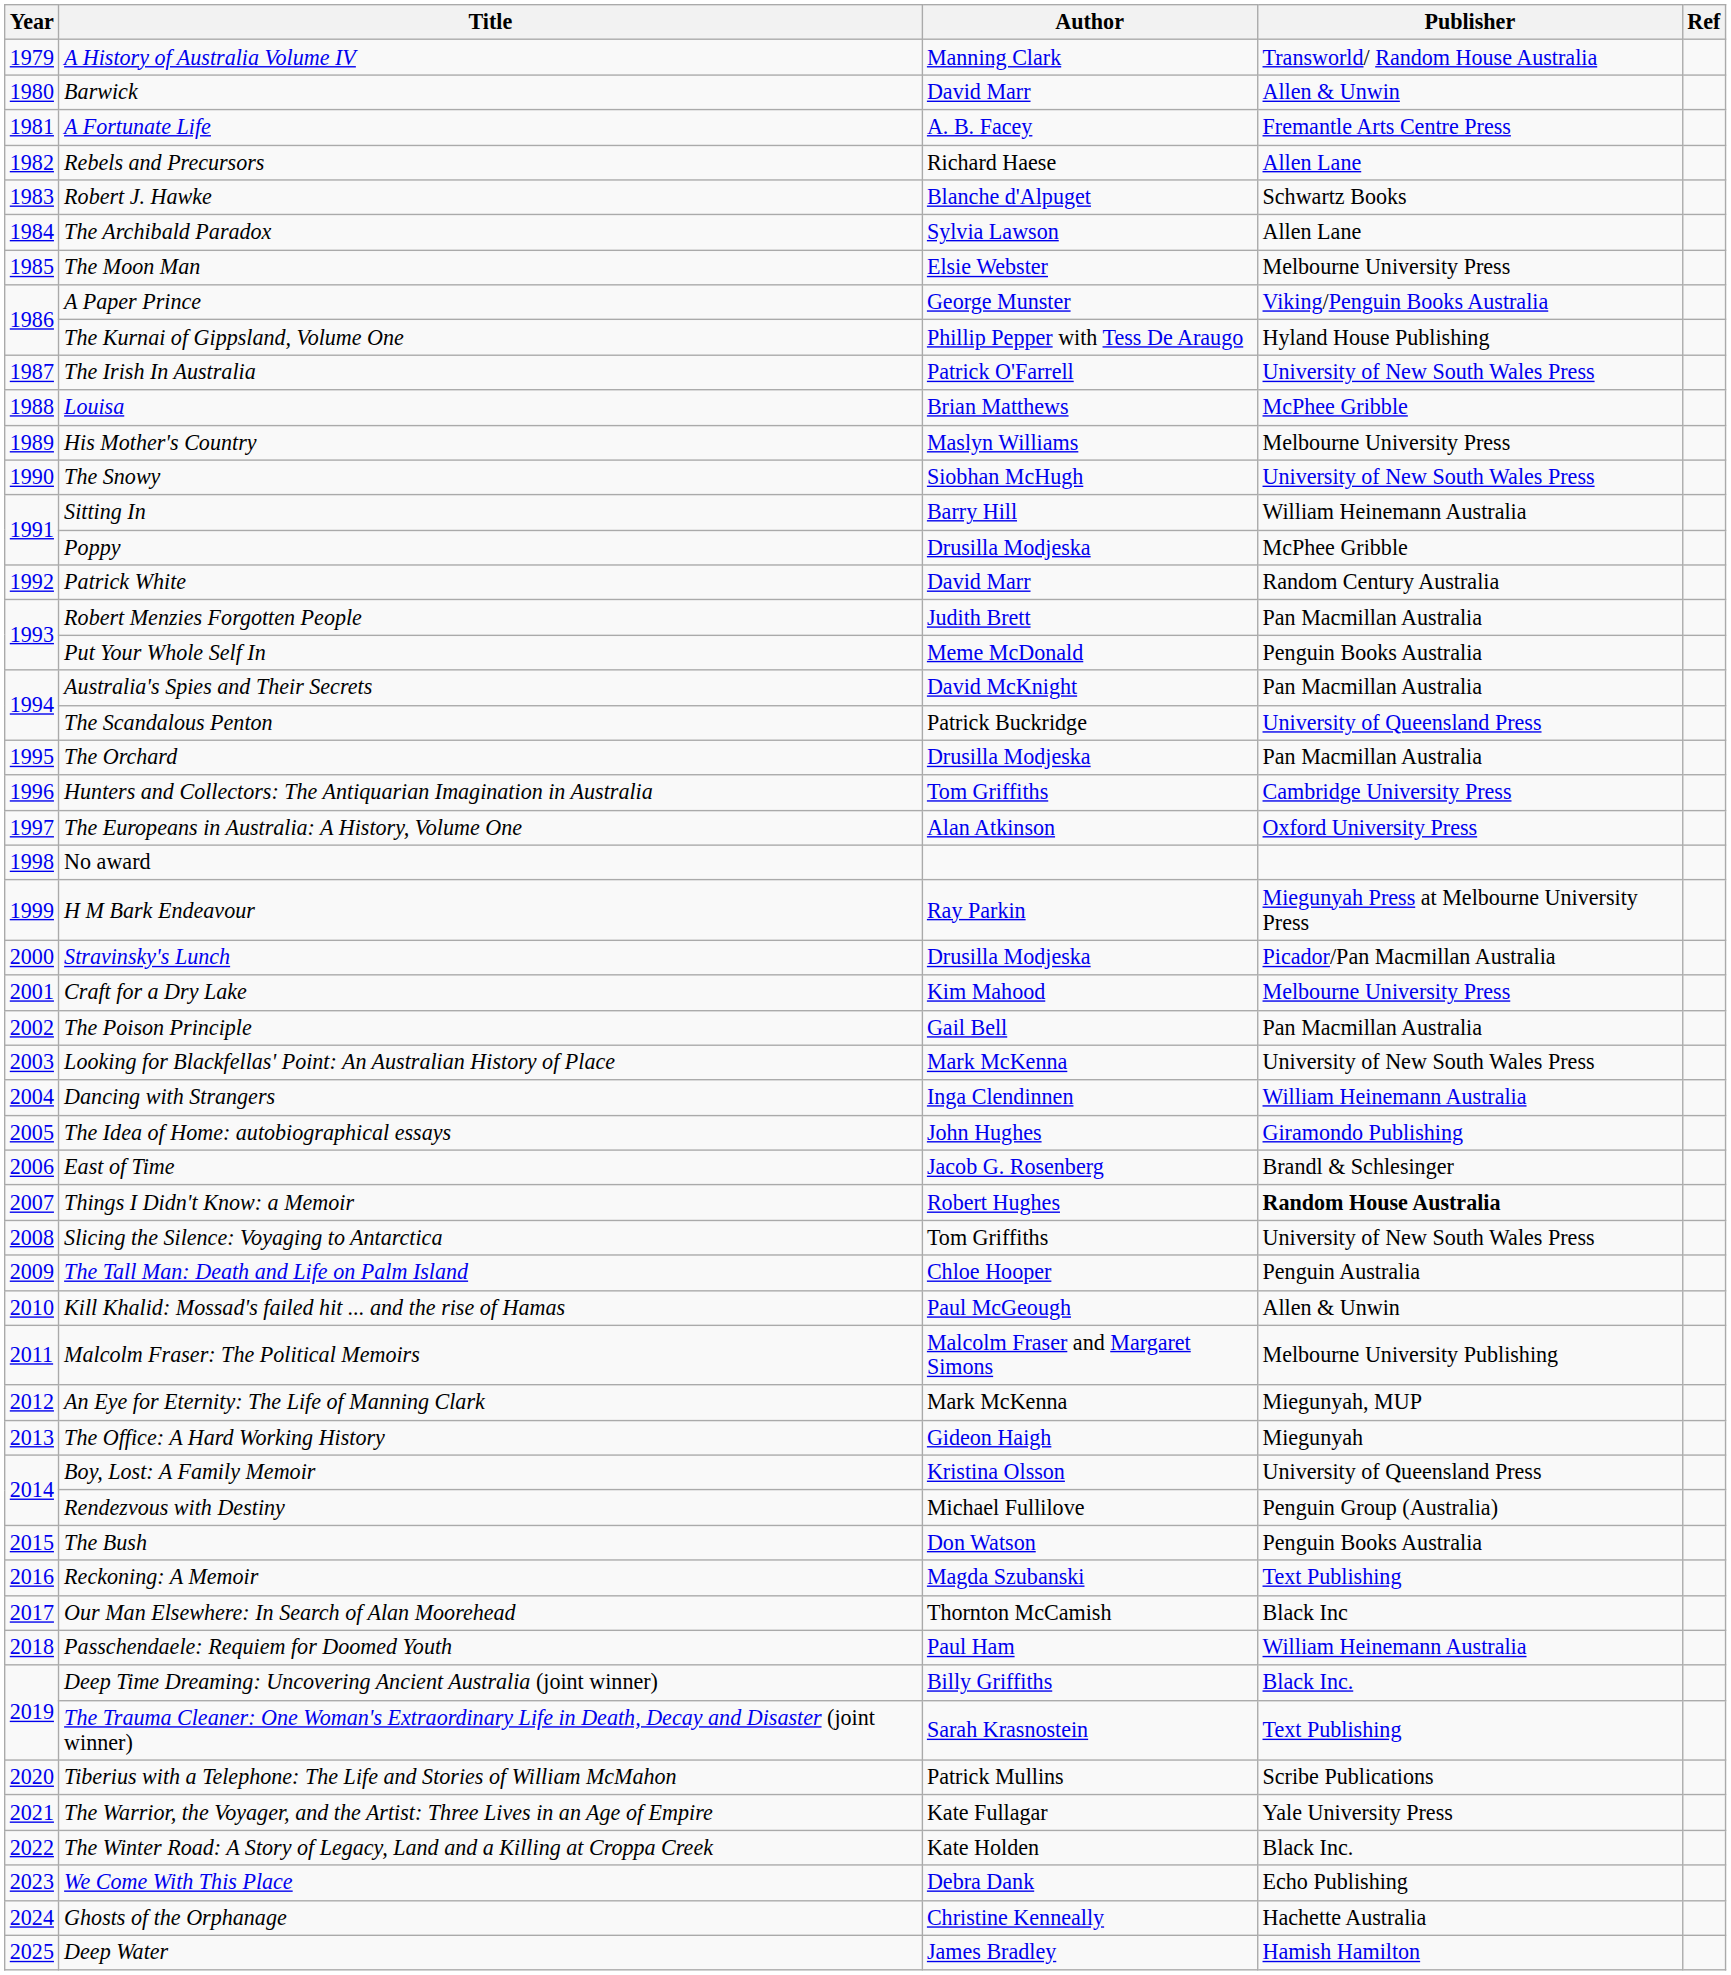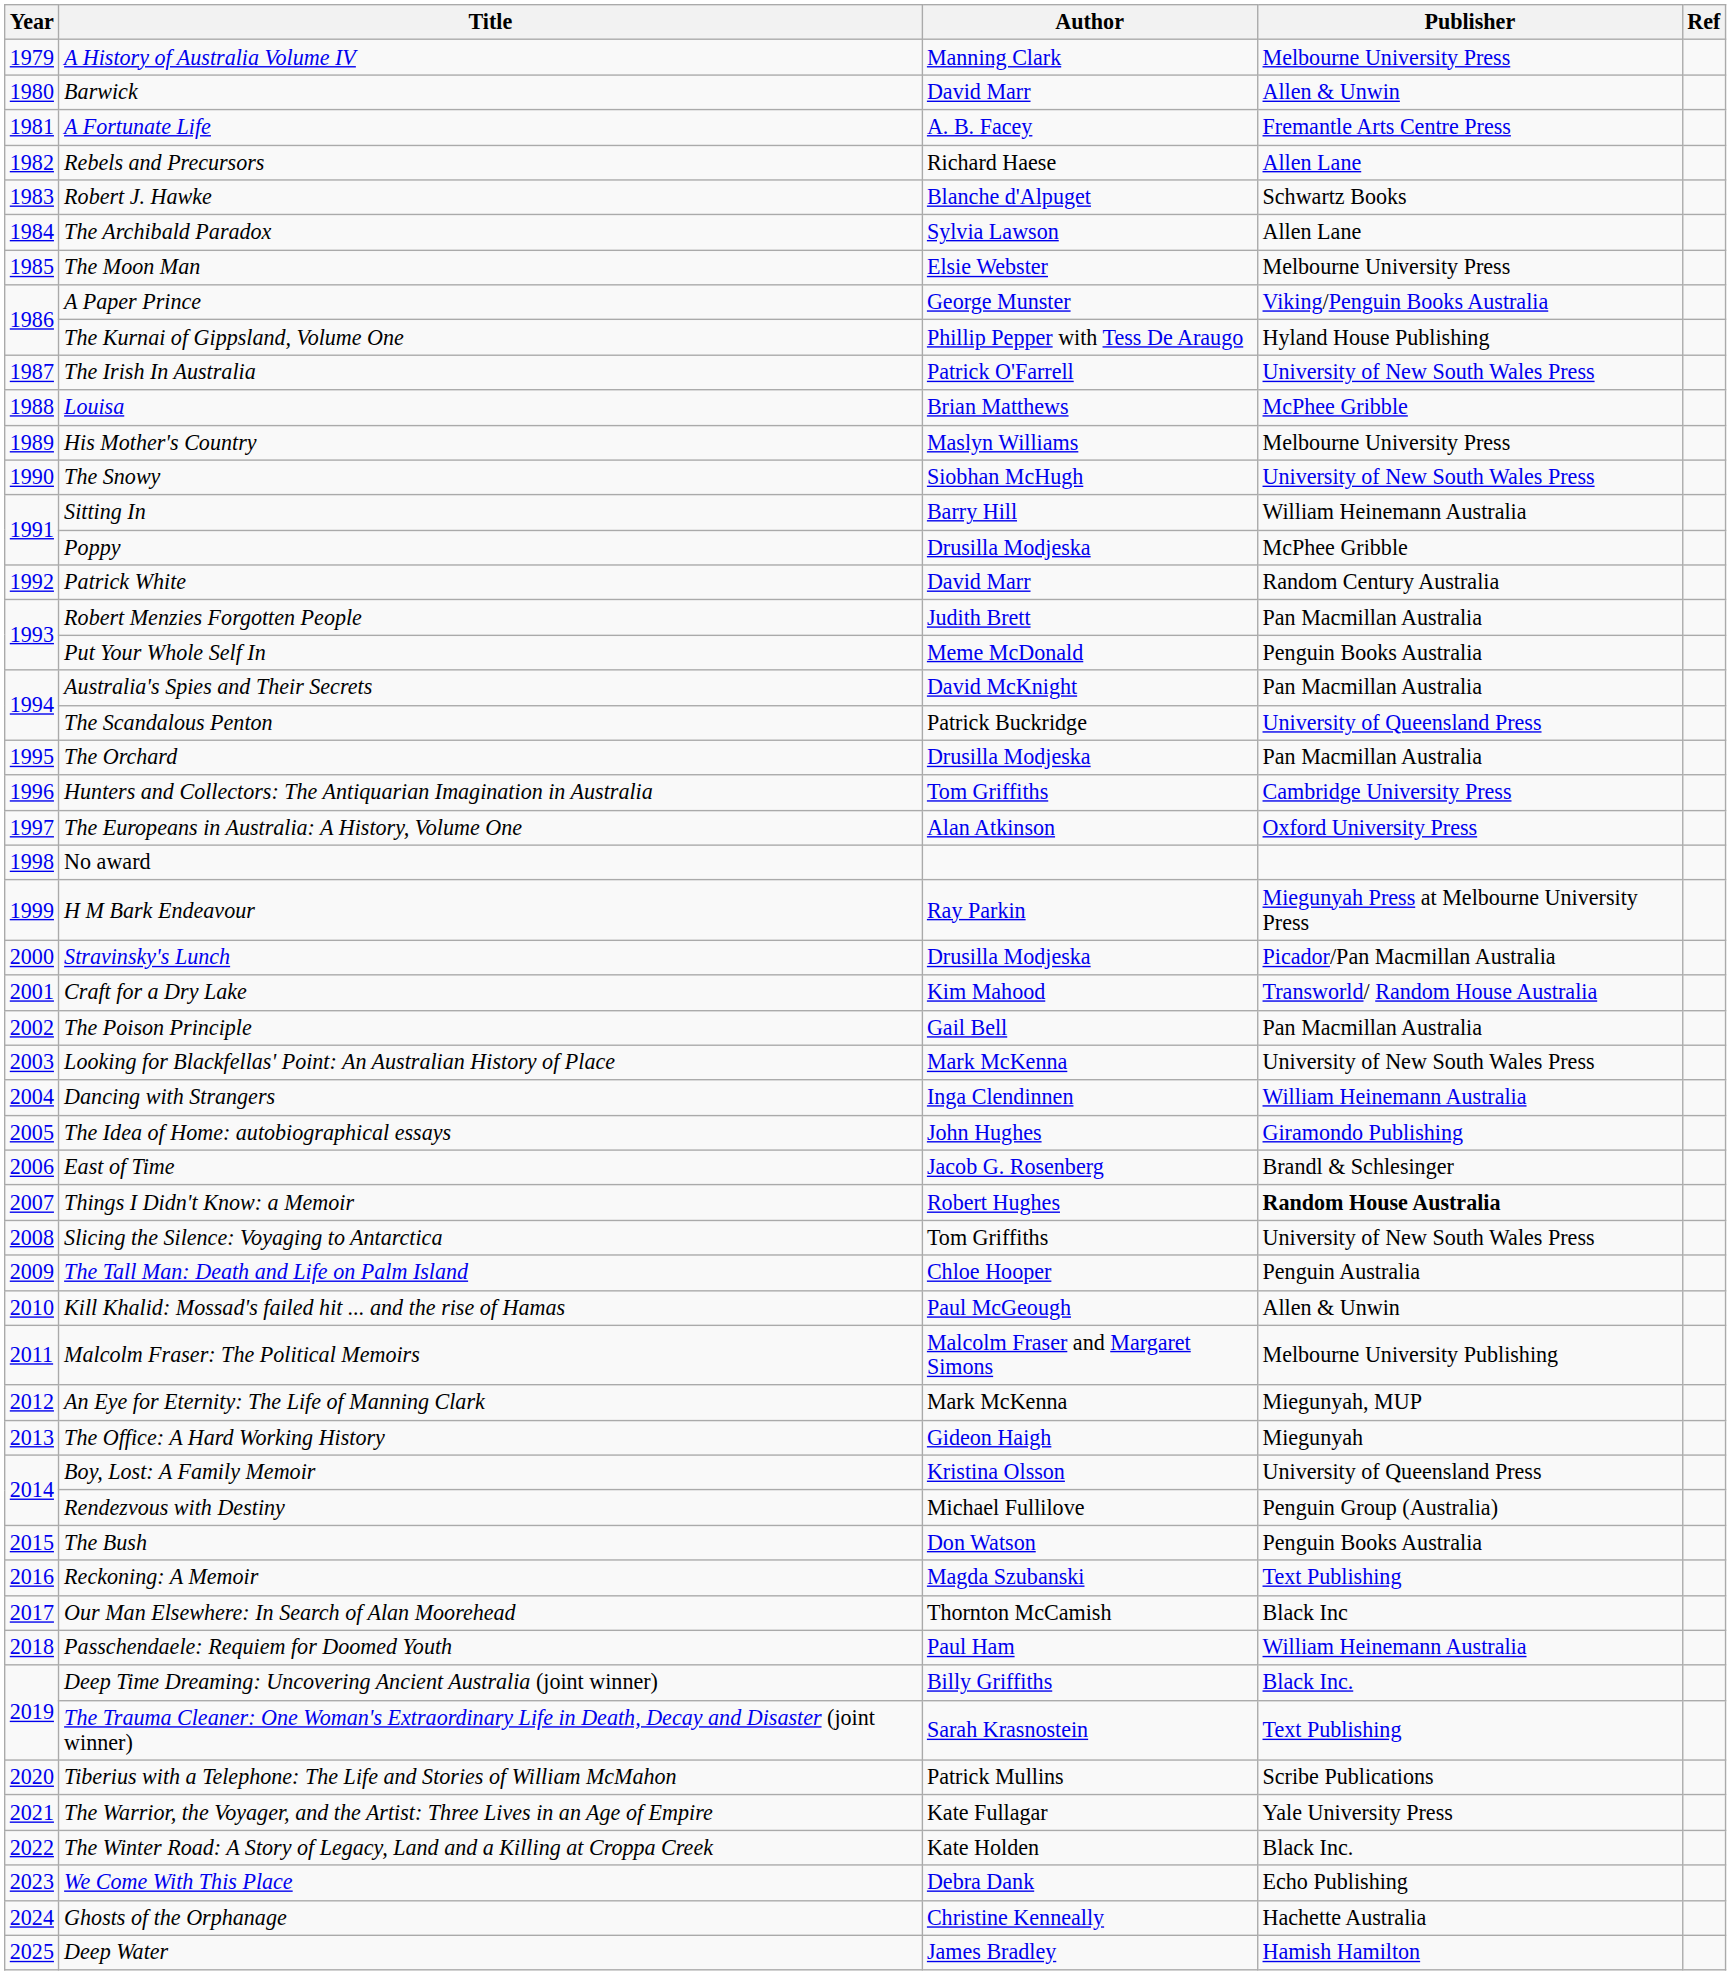(1430, 57) Transworld/ Random House Australia -> (1386, 57) Melbourne University Press
(1386, 992) Melbourne University Press -> (1430, 992) Transworld/ Random House Australia
